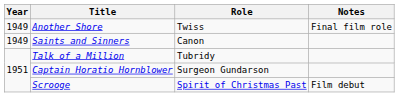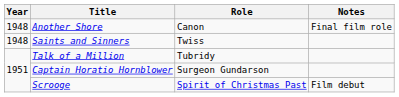(17, 26) 1949 -> (17, 26) 1948
(191, 26) Twiss -> (191, 26) Canon
(17, 41) 1949 -> (17, 41) 1948
(191, 41) Canon -> (191, 41) Twiss
